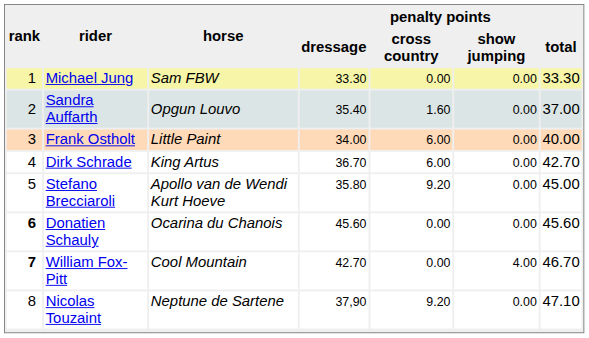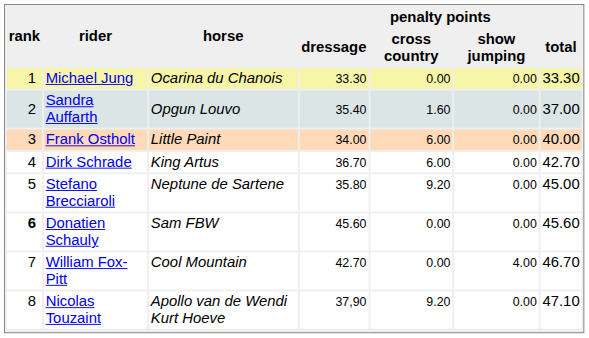(185, 78) Sam FBW -> (217, 78) Ocarina du Chanois
(219, 192) Apollo van de Wendi Kurt Hoeve -> (217, 184) Neptune de Sartene
(217, 223) Ocarina du Chanois -> (185, 223) Sam FBW
(34, 262) bold -> (34, 262) normal
(217, 301) Neptune de Sartene -> (219, 310) Apollo van de Wendi Kurt Hoeve
